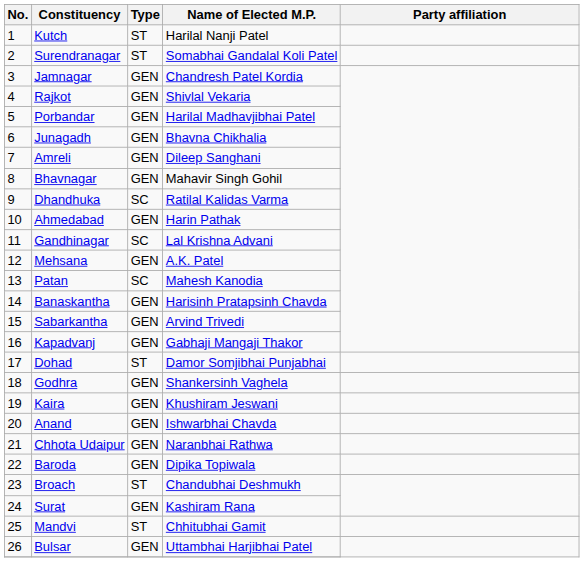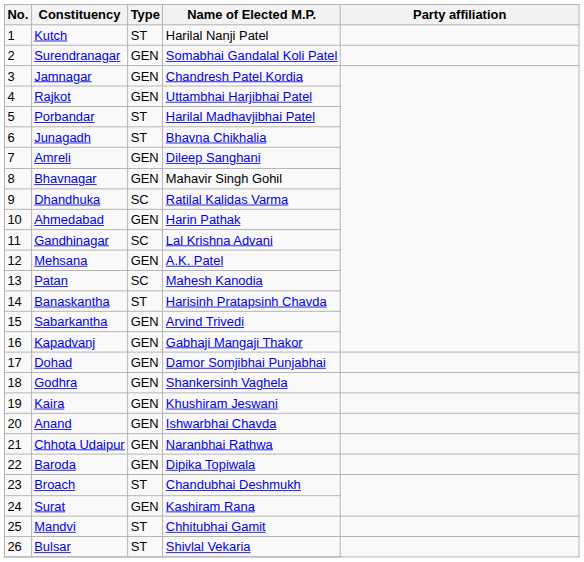(139, 56) ST -> (145, 56) GEN
(208, 97) Shivlal Vekaria -> (239, 97) Uttambhai Harjibhai Patel
(145, 117) GEN -> (139, 117) ST
(145, 138) GEN -> (139, 138) ST
(145, 301) GEN -> (139, 301) ST
(139, 363) ST -> (145, 363) GEN
(145, 547) GEN -> (139, 547) ST
(239, 547) Uttambhai Harjibhai Patel -> (208, 547) Shivlal Vekaria
